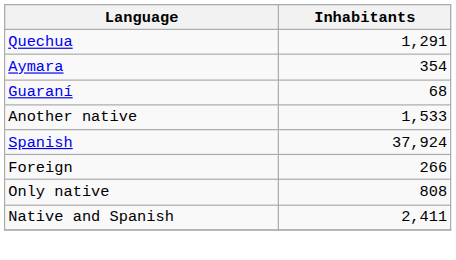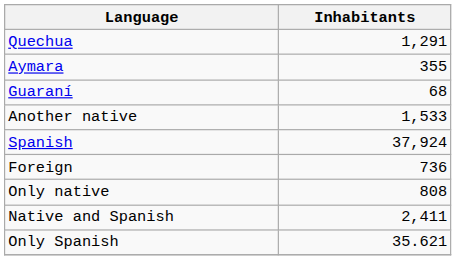(433, 67) 354 -> (433, 67) 355
(433, 167) 266 -> (433, 167) 736
+ row: (63, 242)
